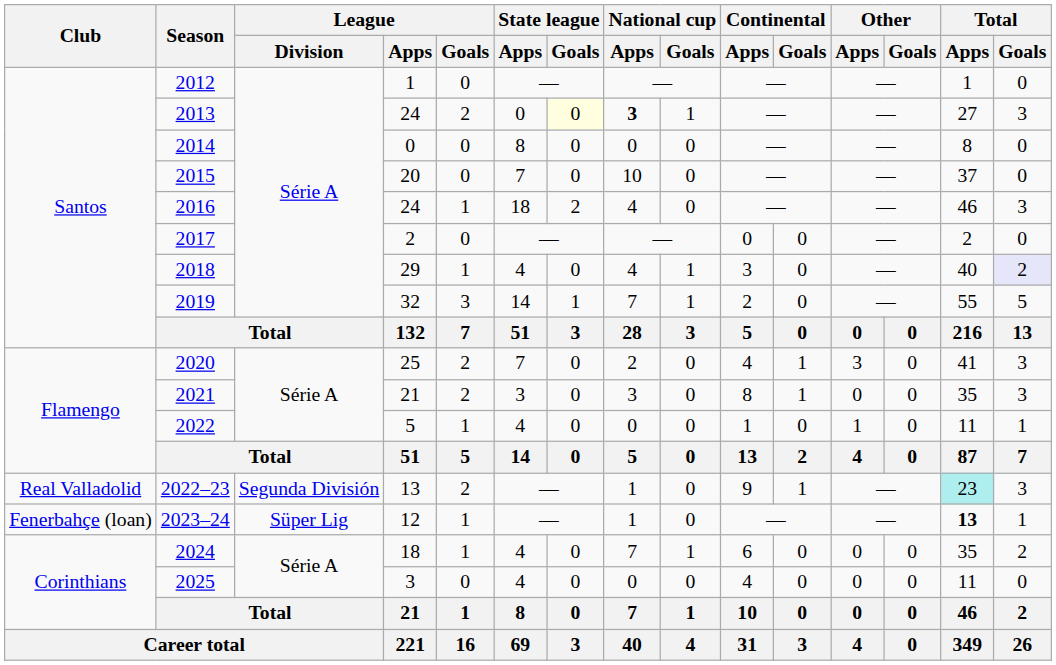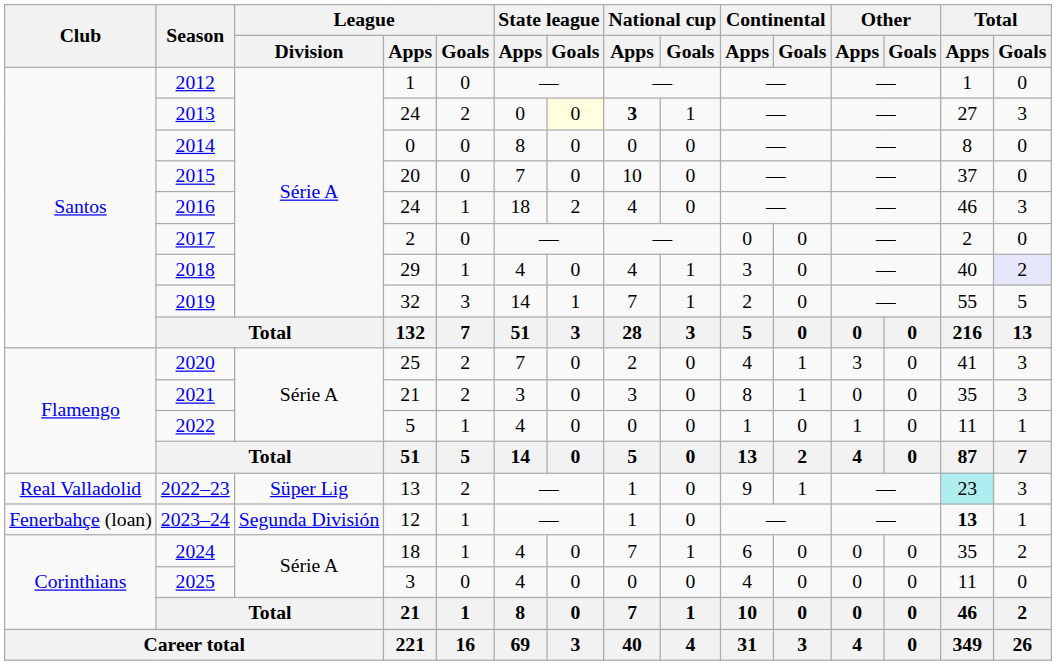(309, 488) Segunda División -> (309, 488) Süper Lig
(309, 519) Süper Lig -> (309, 519) Segunda División
